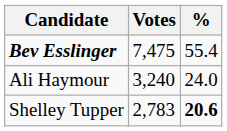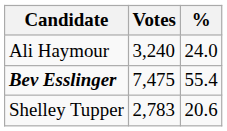rows swapped: (63, 50) <-> (59, 80)
(201, 110) bold -> (201, 110) normal
